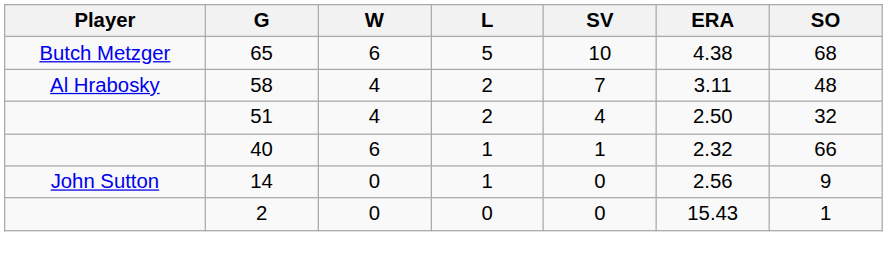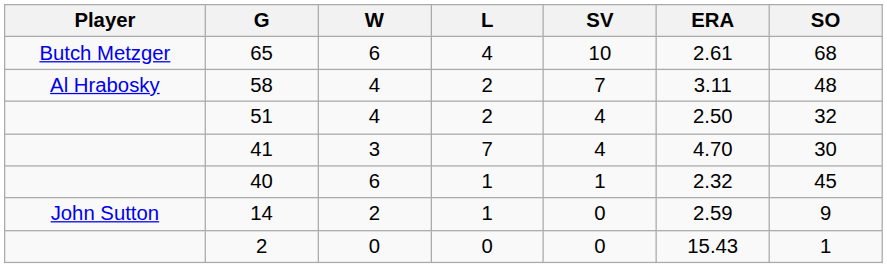(487, 52) 5 -> (487, 52) 4
(713, 52) 4.38 -> (713, 52) 2.61
+ row: (262, 149)
(826, 149) 66 -> (826, 181) 45
(374, 181) 0 -> (374, 213) 2
(713, 181) 2.56 -> (713, 213) 2.59
